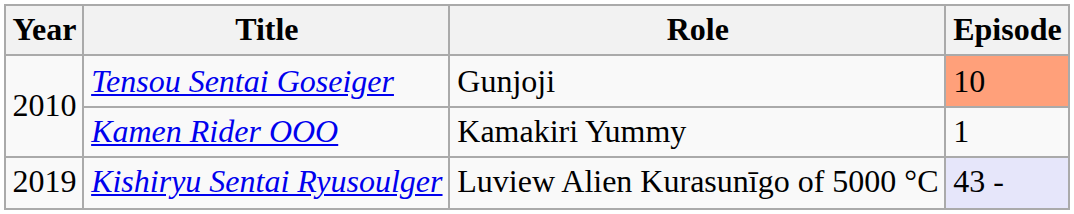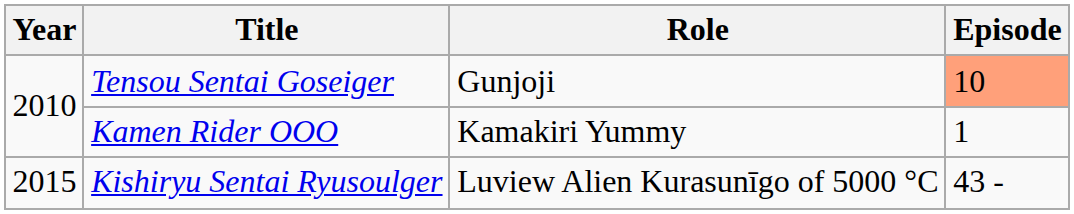(44, 182) 2019 -> (44, 182) 2015
(979, 182) lavender background -> (979, 182) no background
